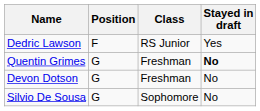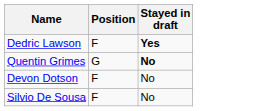- column: (169, 19)
(213, 43) normal -> (150, 43) bold
(96, 79) G -> (95, 79) F
(96, 97) G -> (95, 97) F
